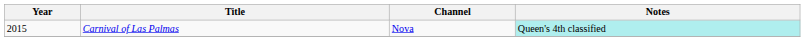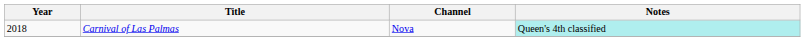(17, 28) 2015 -> (17, 28) 2018
